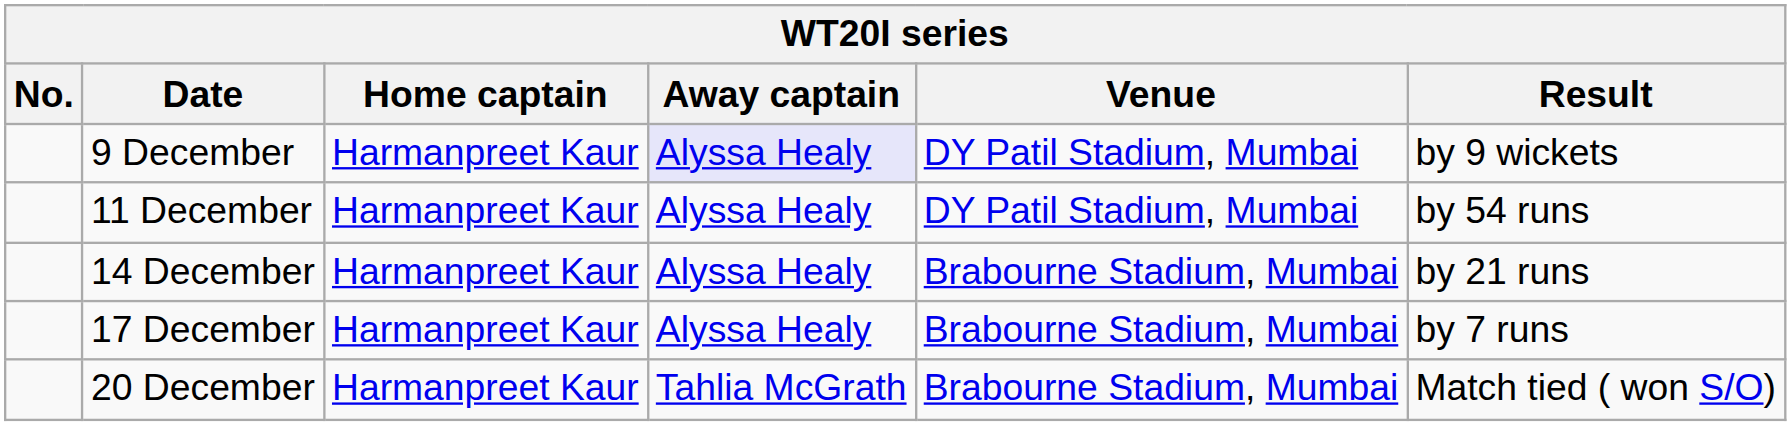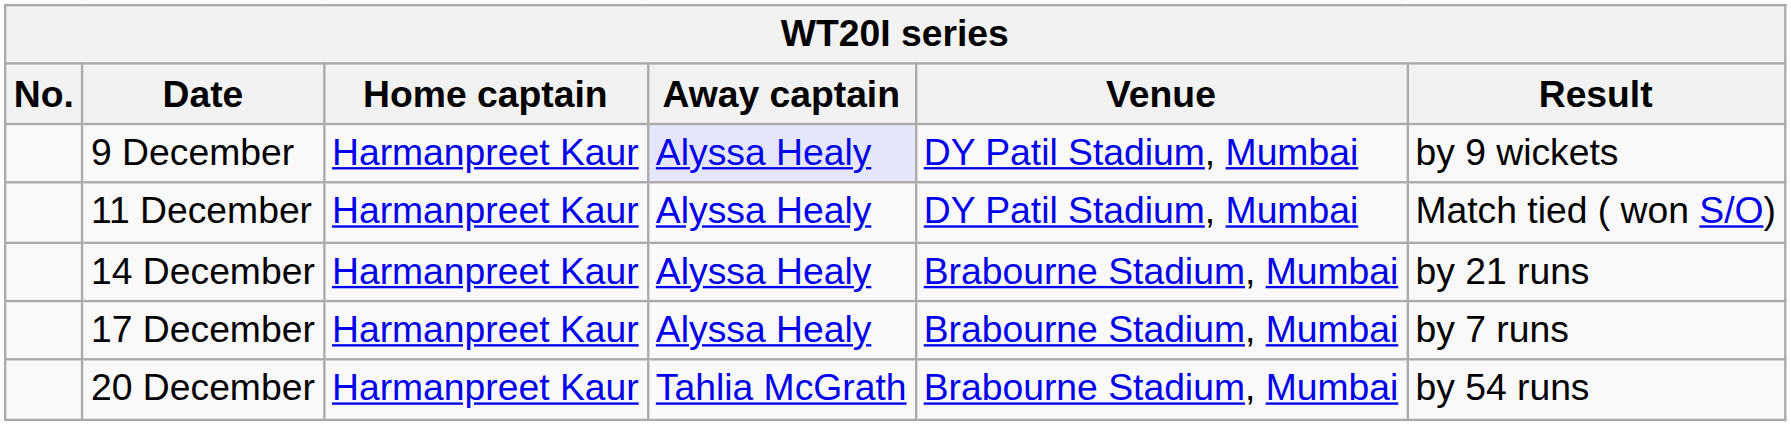(1502, 211) by 54 runs -> (1596, 211) Match tied ( won S/O)
(1596, 388) Match tied ( won S/O) -> (1502, 388) by 54 runs
